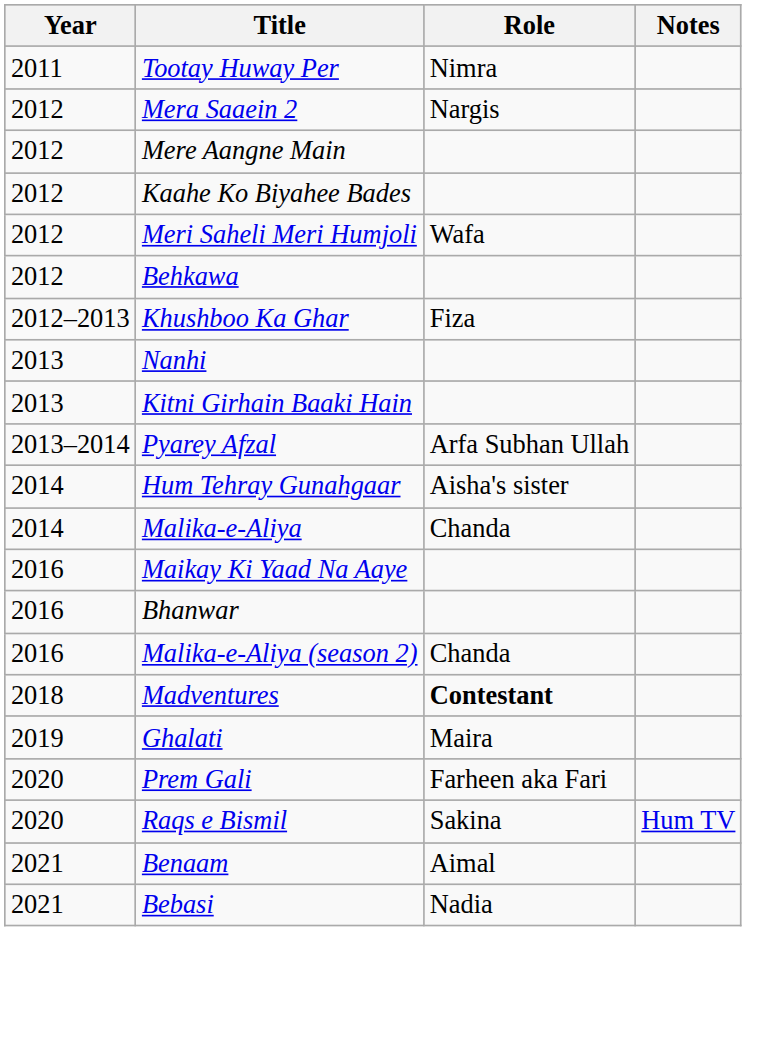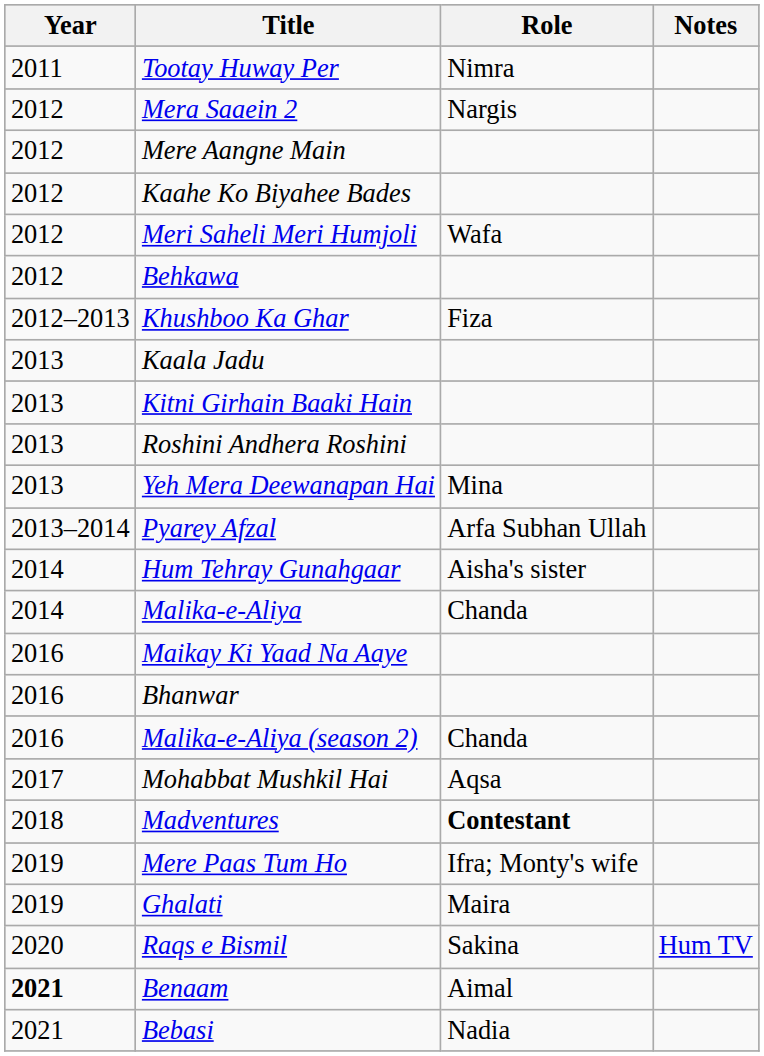+ row: (203, 360)
- row: (174, 360)
+ row: (274, 444)
+ row: (288, 485)
+ row: (265, 779)
+ row: (244, 862)
- row: (197, 779)
(37, 862) normal -> (37, 988) bold
